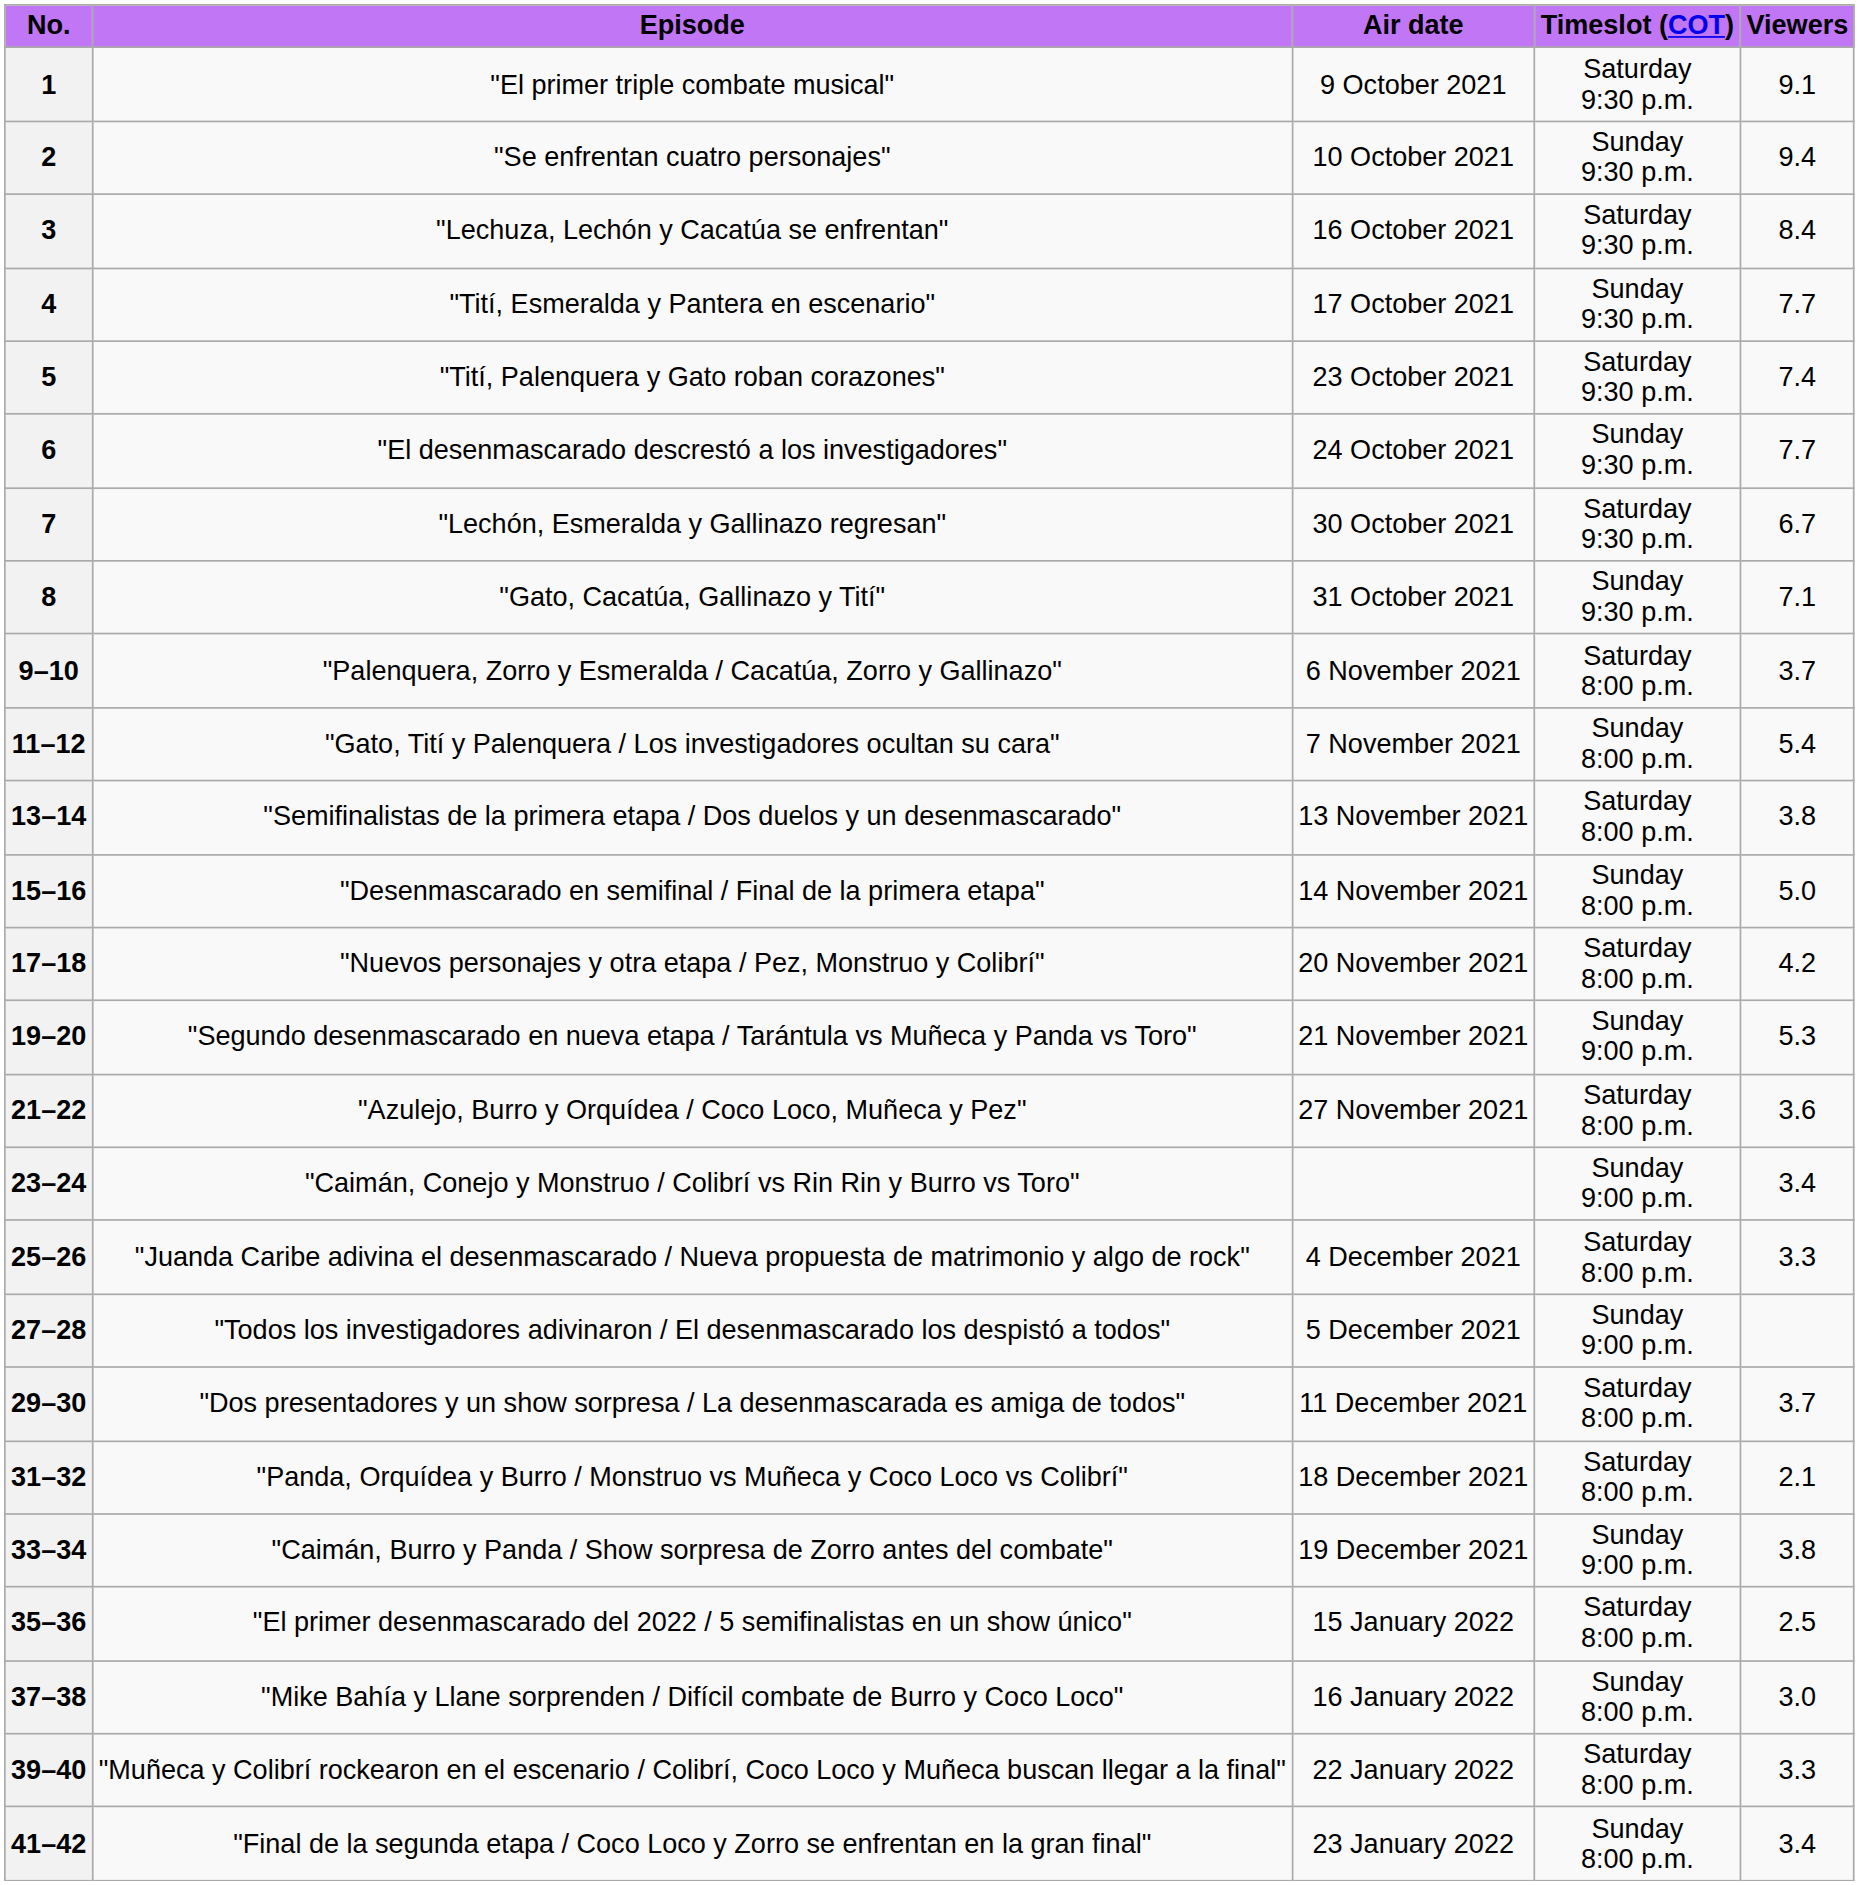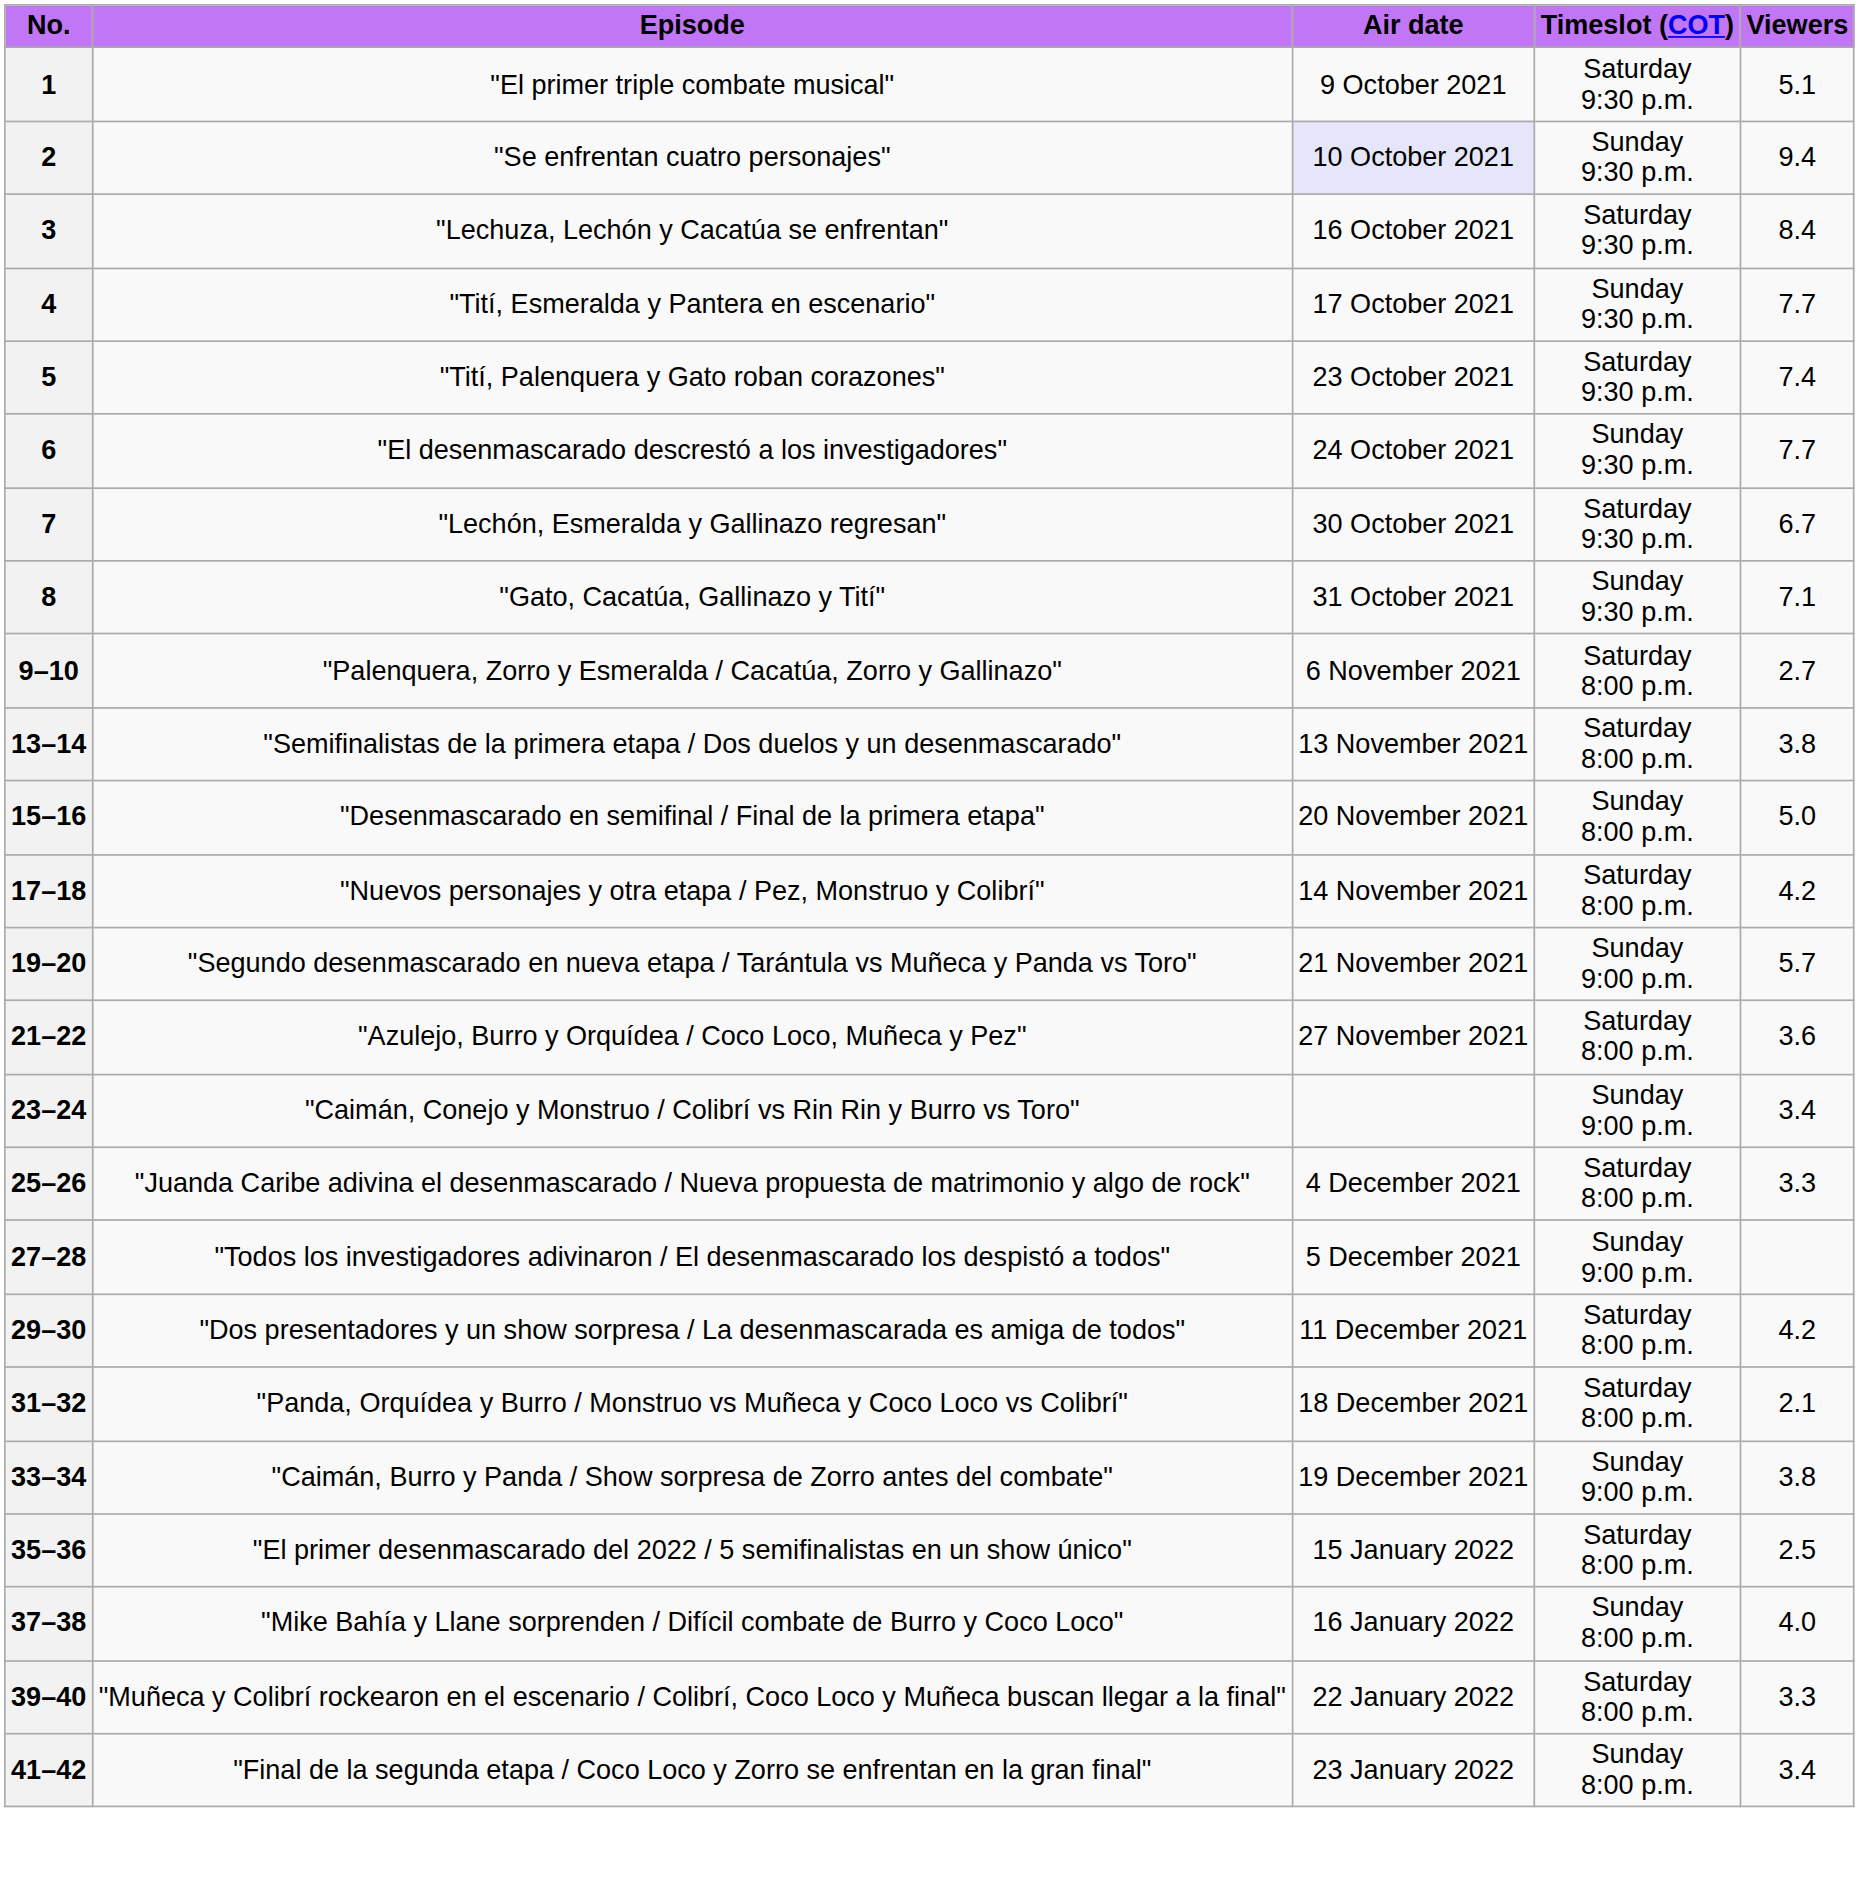(1797, 84) 9.1 -> (1797, 84) 5.1
(1413, 157) no background -> (1413, 157) lavender background
(1797, 670) 3.7 -> (1797, 670) 2.7
- row: (49, 743)
(1413, 890) 14 November 2021 -> (1413, 817) 20 November 2021
(1413, 963) 20 November 2021 -> (1413, 890) 14 November 2021
(1797, 1036) 5.3 -> (1797, 963) 5.7
(1797, 1403) 3.7 -> (1797, 1330) 4.2
(1797, 1696) 3.0 -> (1797, 1623) 4.0
